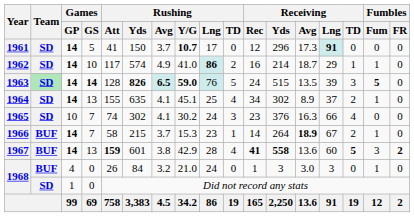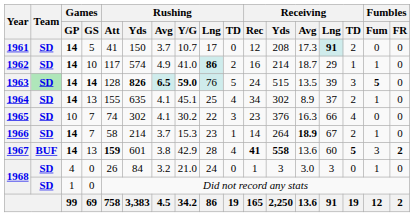(187, 47) bold -> (187, 47) normal
(281, 47) 296 -> (281, 47) 208
(353, 47) 0 -> (353, 47) 2
(211, 116) 24 -> (211, 116) 22
(46, 133) BUF -> (46, 133) SD
(137, 133) 215 -> (137, 133) 214
(46, 168) BUF -> (46, 168) SD
